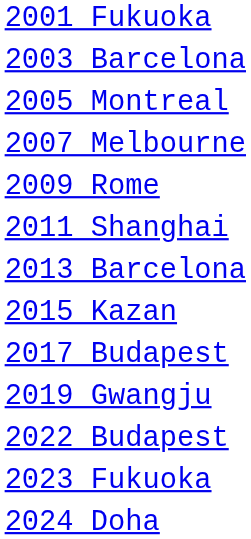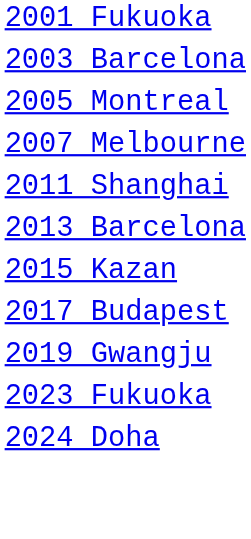- row: (82, 186)
- row: (117, 438)
